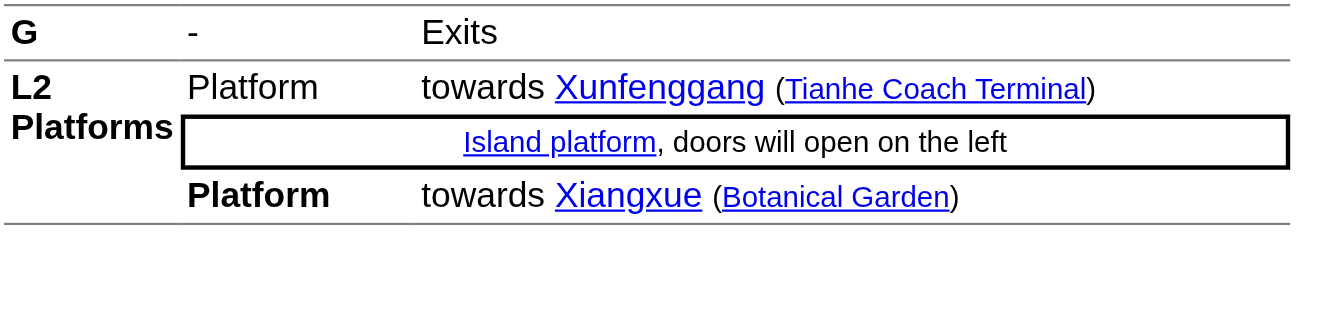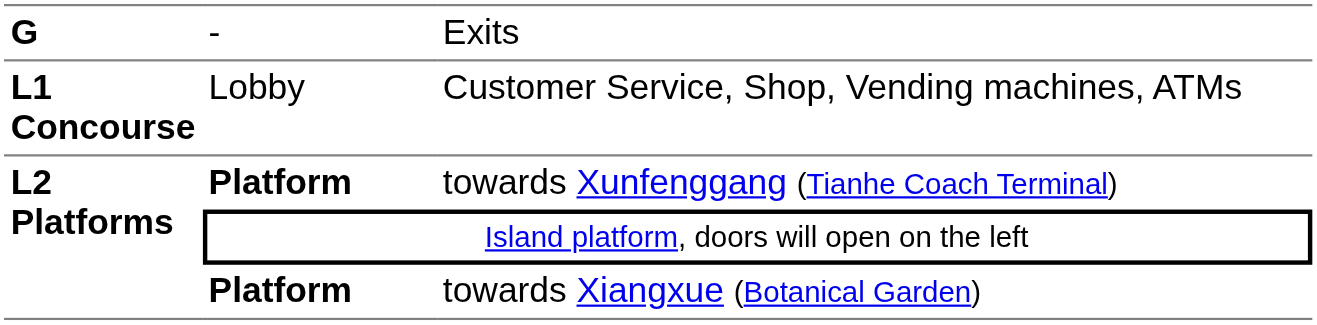+ row: (842, 87)
(253, 87) normal -> (280, 182) bold
